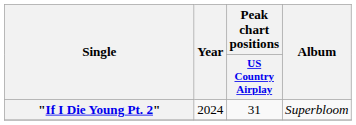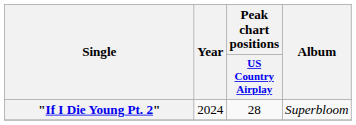(254, 109) 31 -> (254, 109) 28
